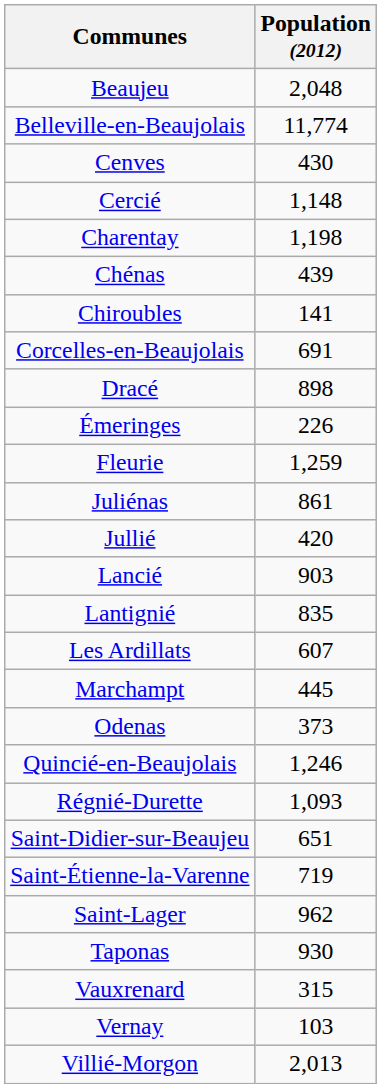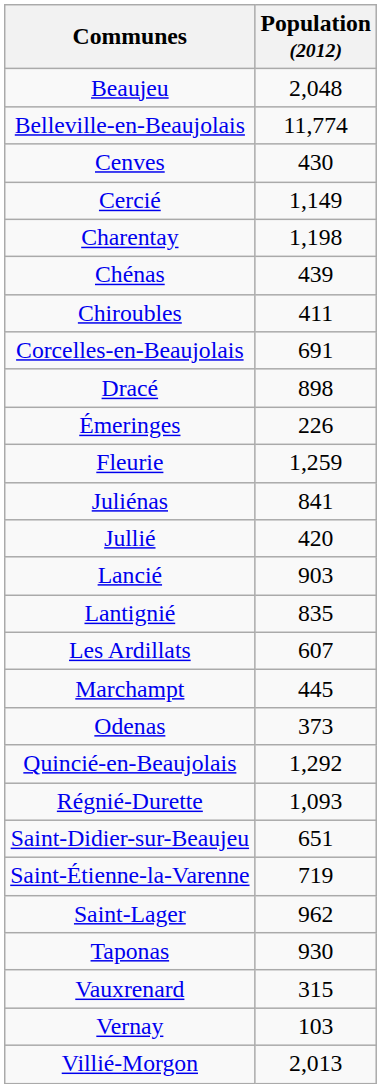(316, 200) 1,148 -> (316, 200) 1,149
(316, 312) 141 -> (316, 312) 411
(316, 500) 861 -> (316, 500) 841
(316, 763) 1,246 -> (316, 763) 1,292
